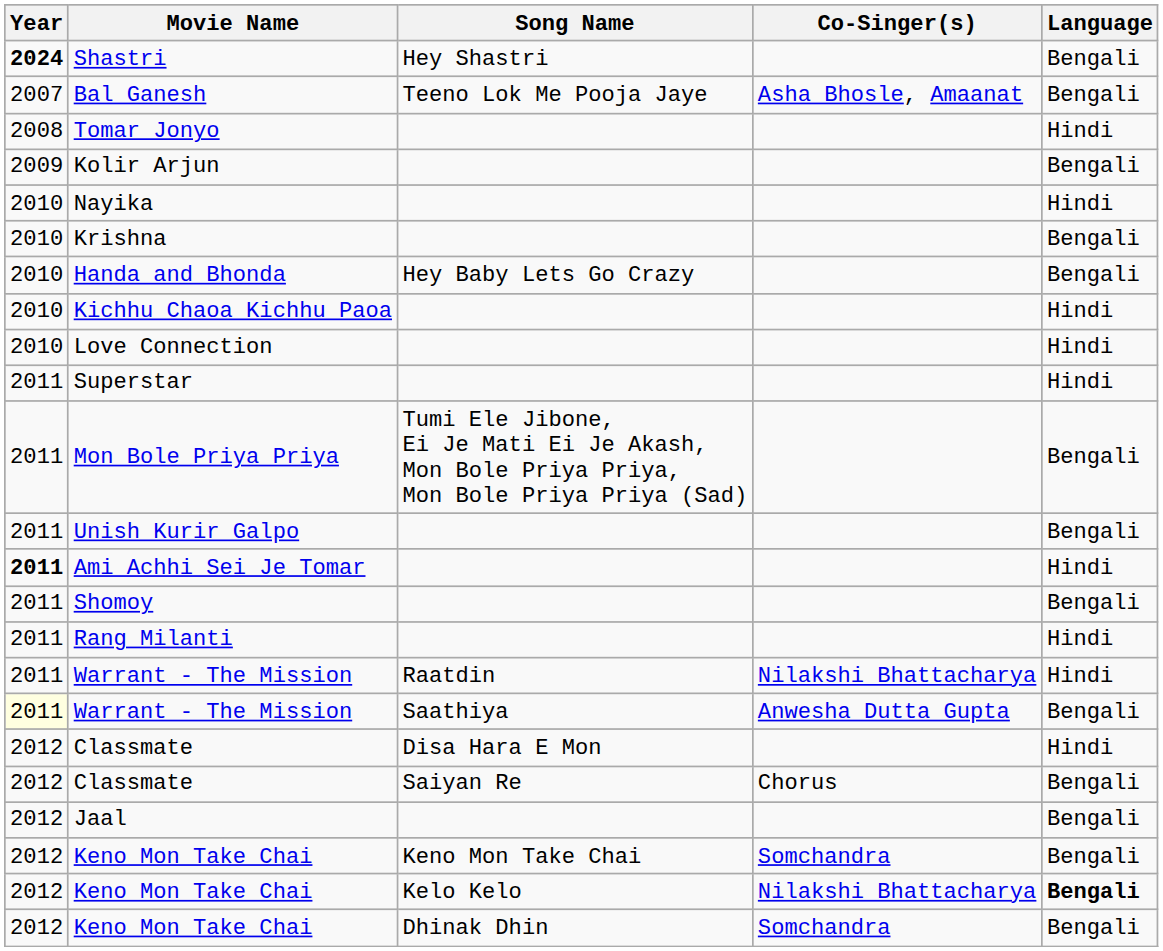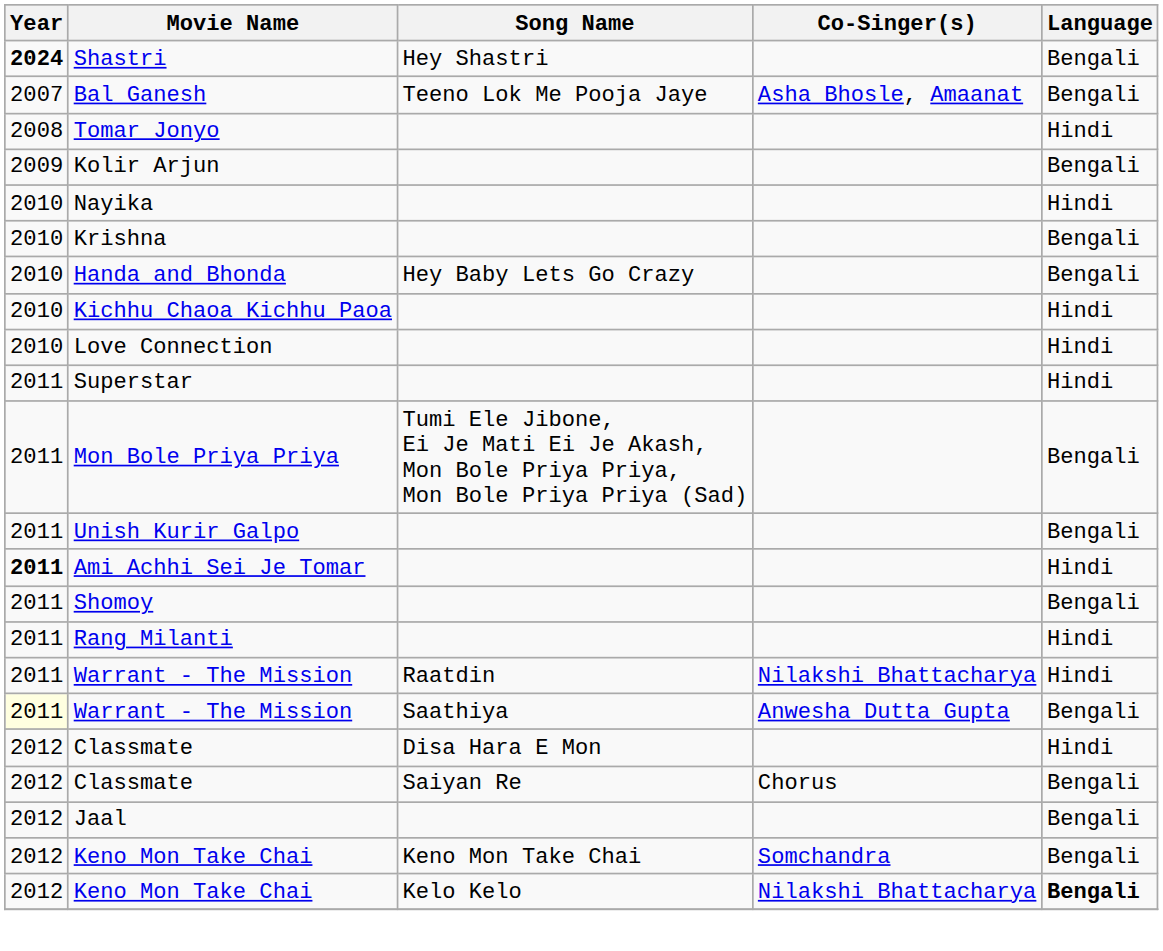- row: (193, 928)
